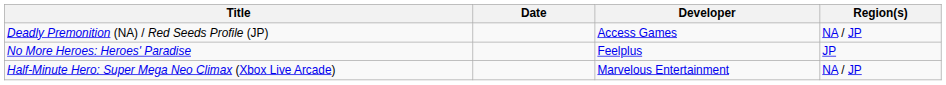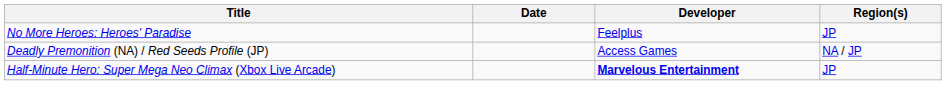rows swapped: (138, 32) <-> (99, 51)
(663, 70) normal -> (668, 70) bold
(842, 70) NA / JP -> (829, 70) JP
